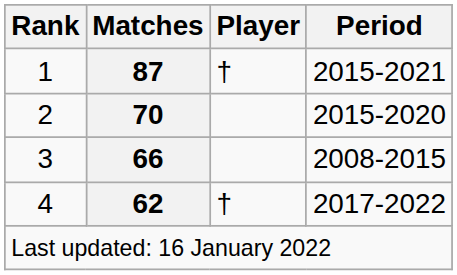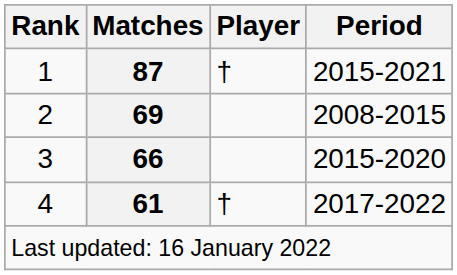(148, 114) 70 -> (148, 114) 69
(379, 114) 2015-2020 -> (379, 114) 2008-2015
(379, 159) 2008-2015 -> (379, 159) 2015-2020
(148, 203) 62 -> (148, 203) 61
